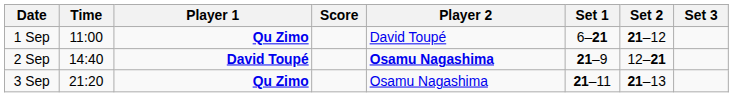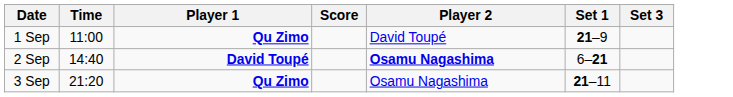- column: (647, 16)
(592, 38) 6–21 -> (592, 38) 21–9
(592, 59) 21–9 -> (592, 59) 6–21
